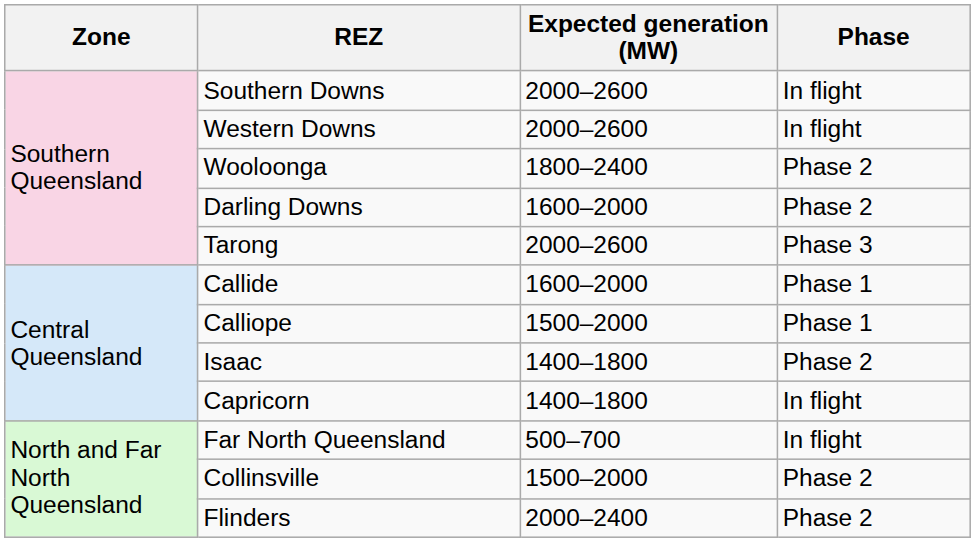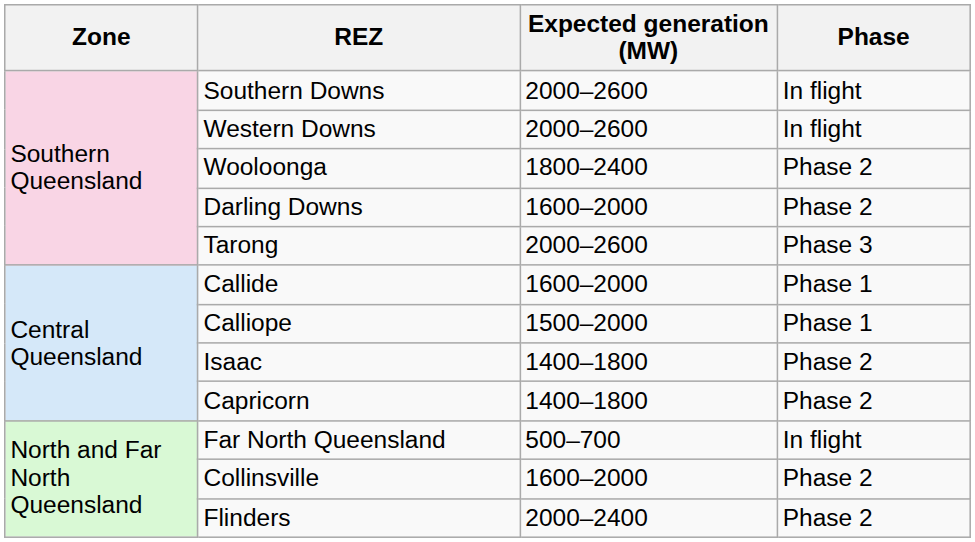(822, 400) In flight -> (828, 400) Phase 2
(587, 478) 1500–2000 -> (587, 478) 1600–2000
